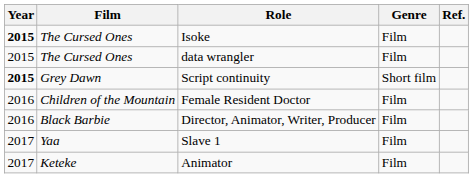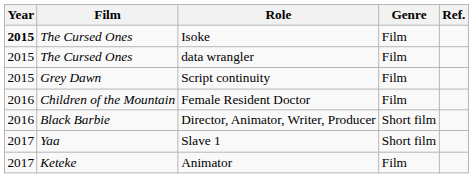(21, 78) bold -> (21, 78) normal
(409, 78) Short film -> (394, 78) Film
(394, 120) Film -> (409, 120) Short film
(394, 141) Film -> (409, 141) Short film
